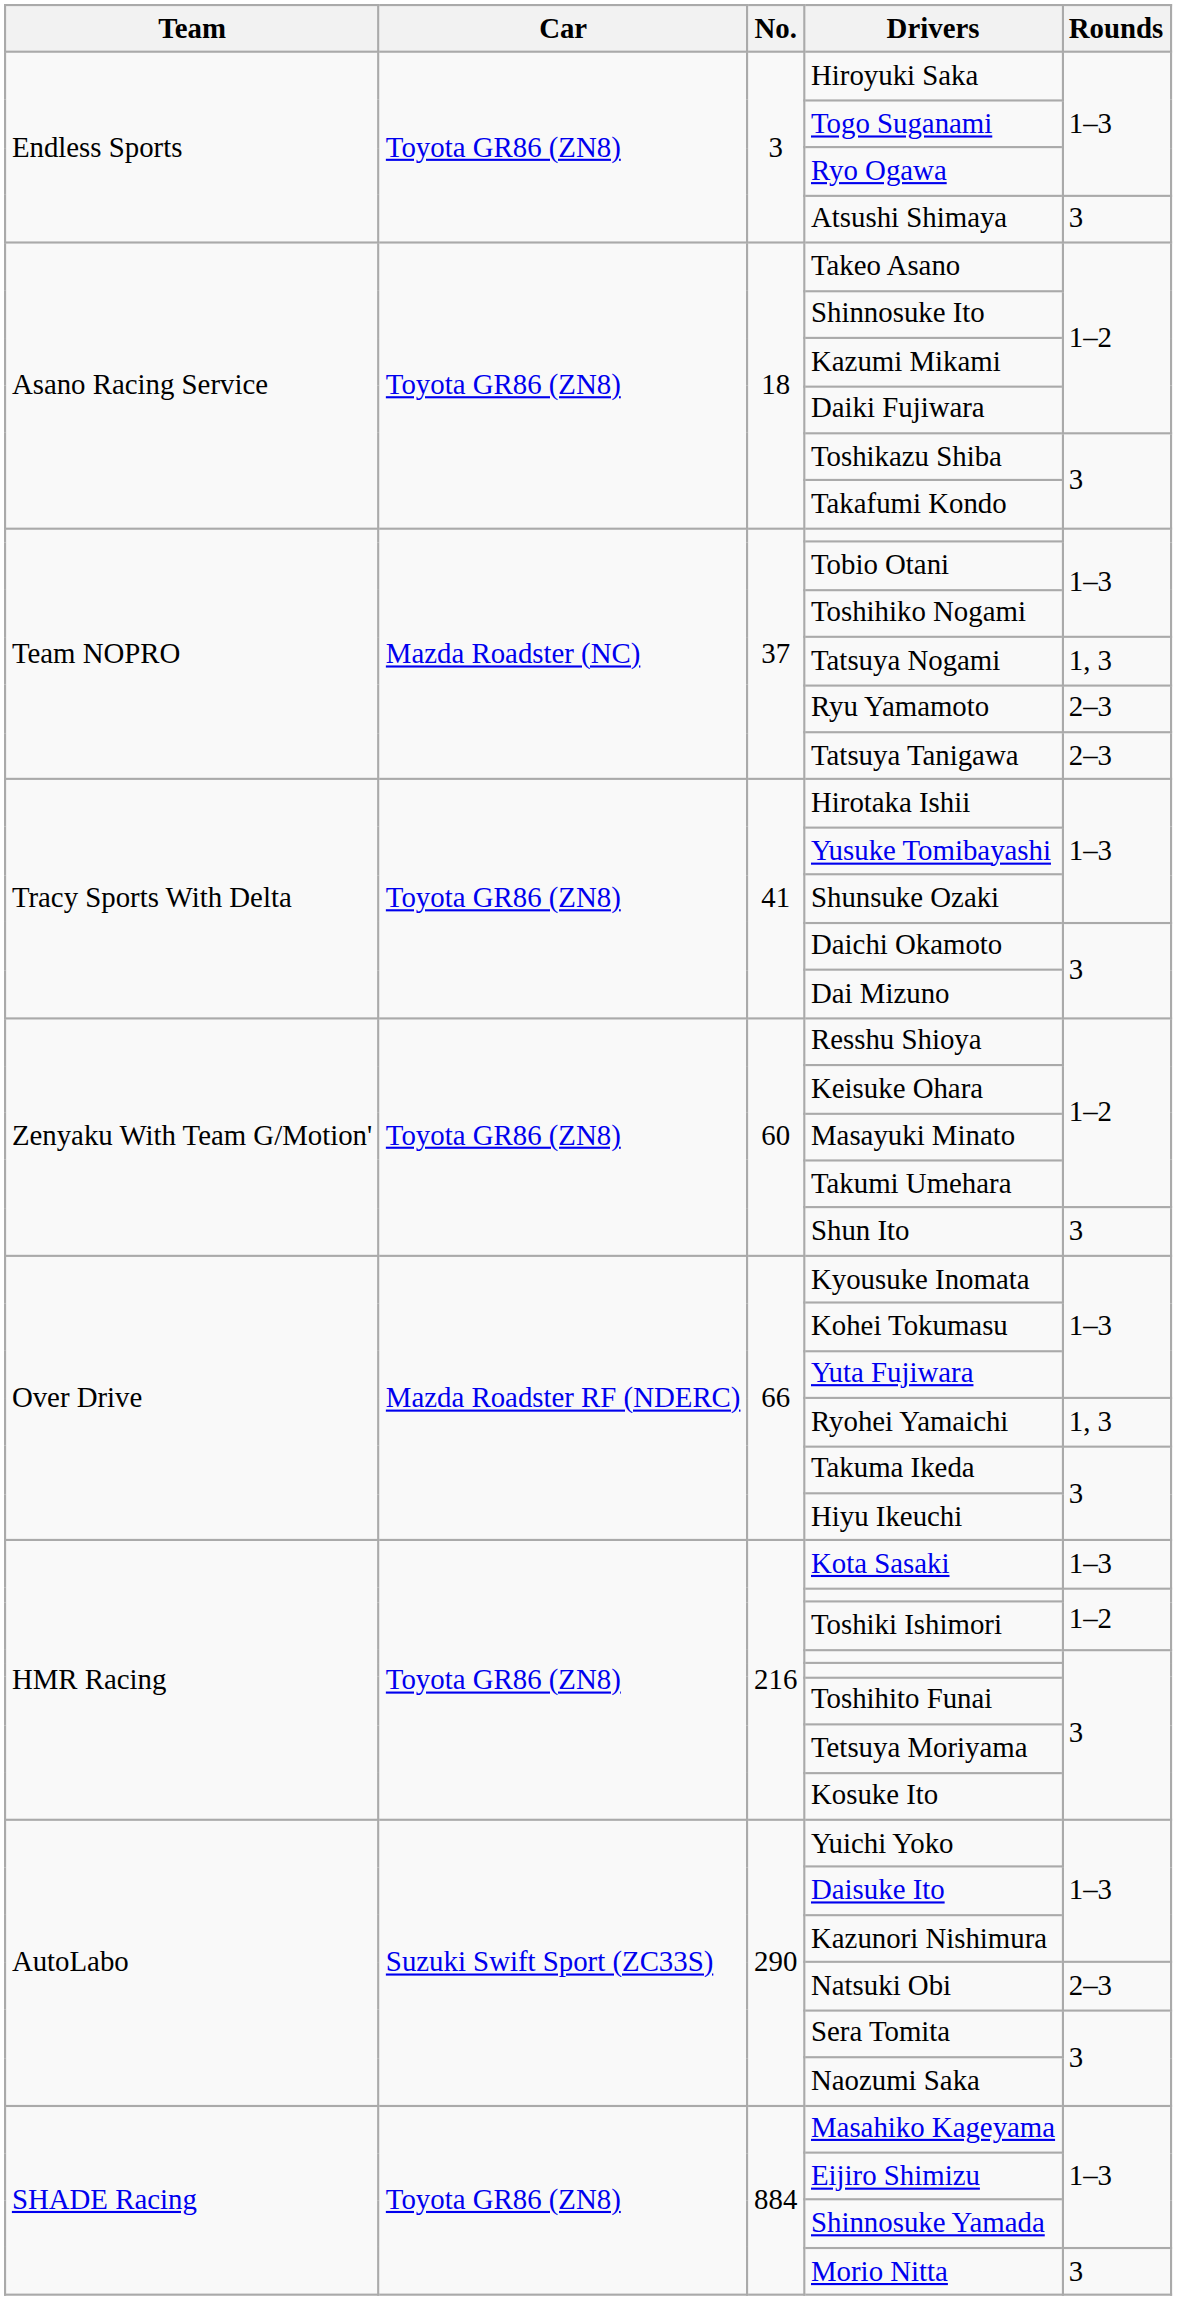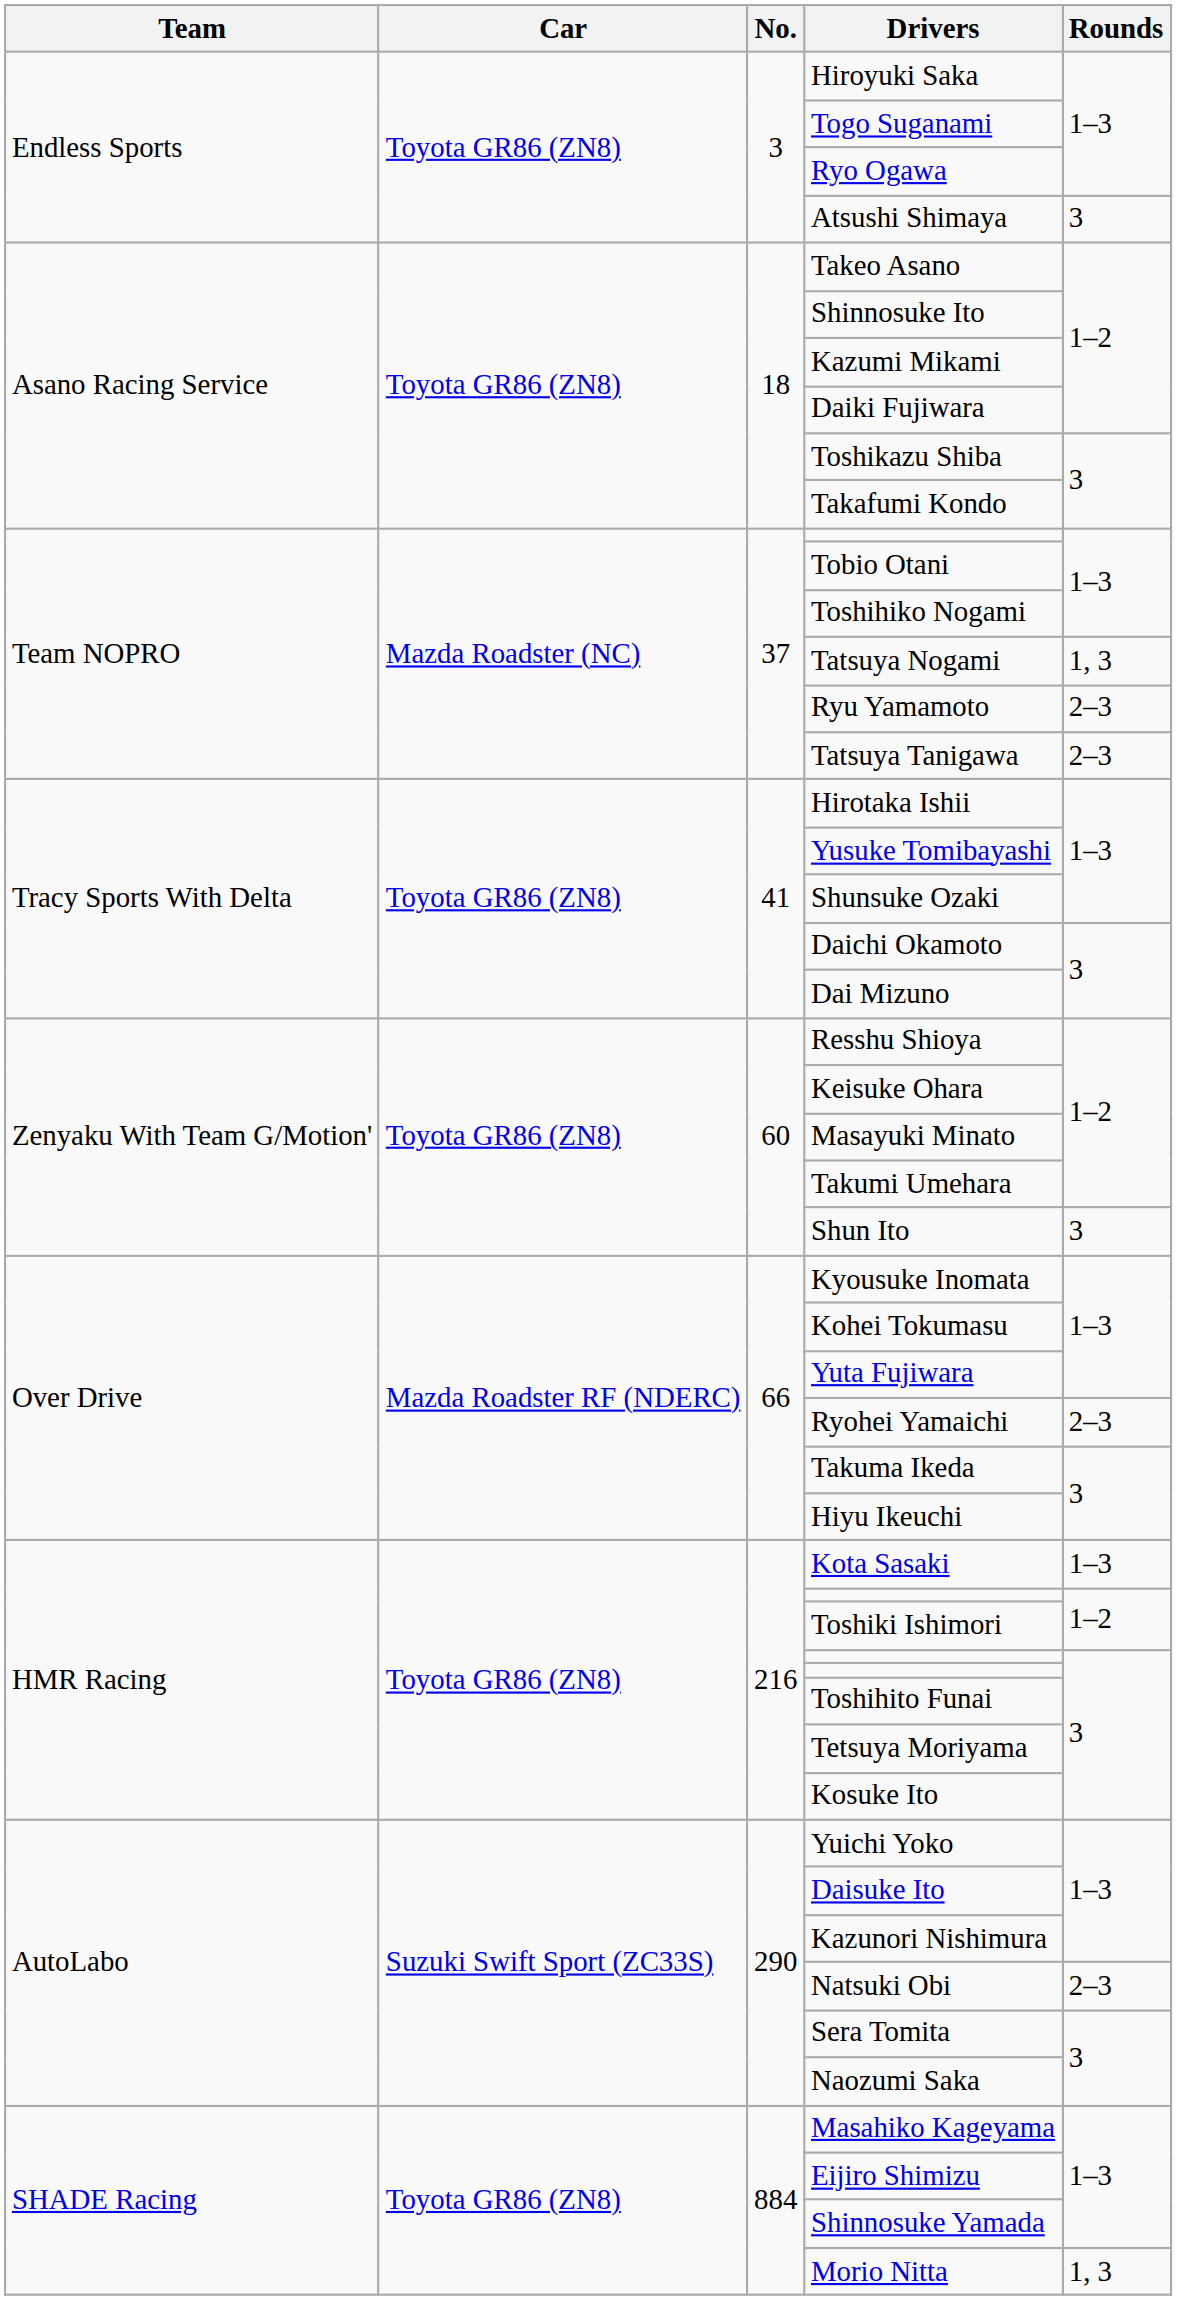(1090, 1420) 1, 3 -> (1090, 1420) 2–3
(1076, 2270) 3 -> (1090, 2270) 1, 3
